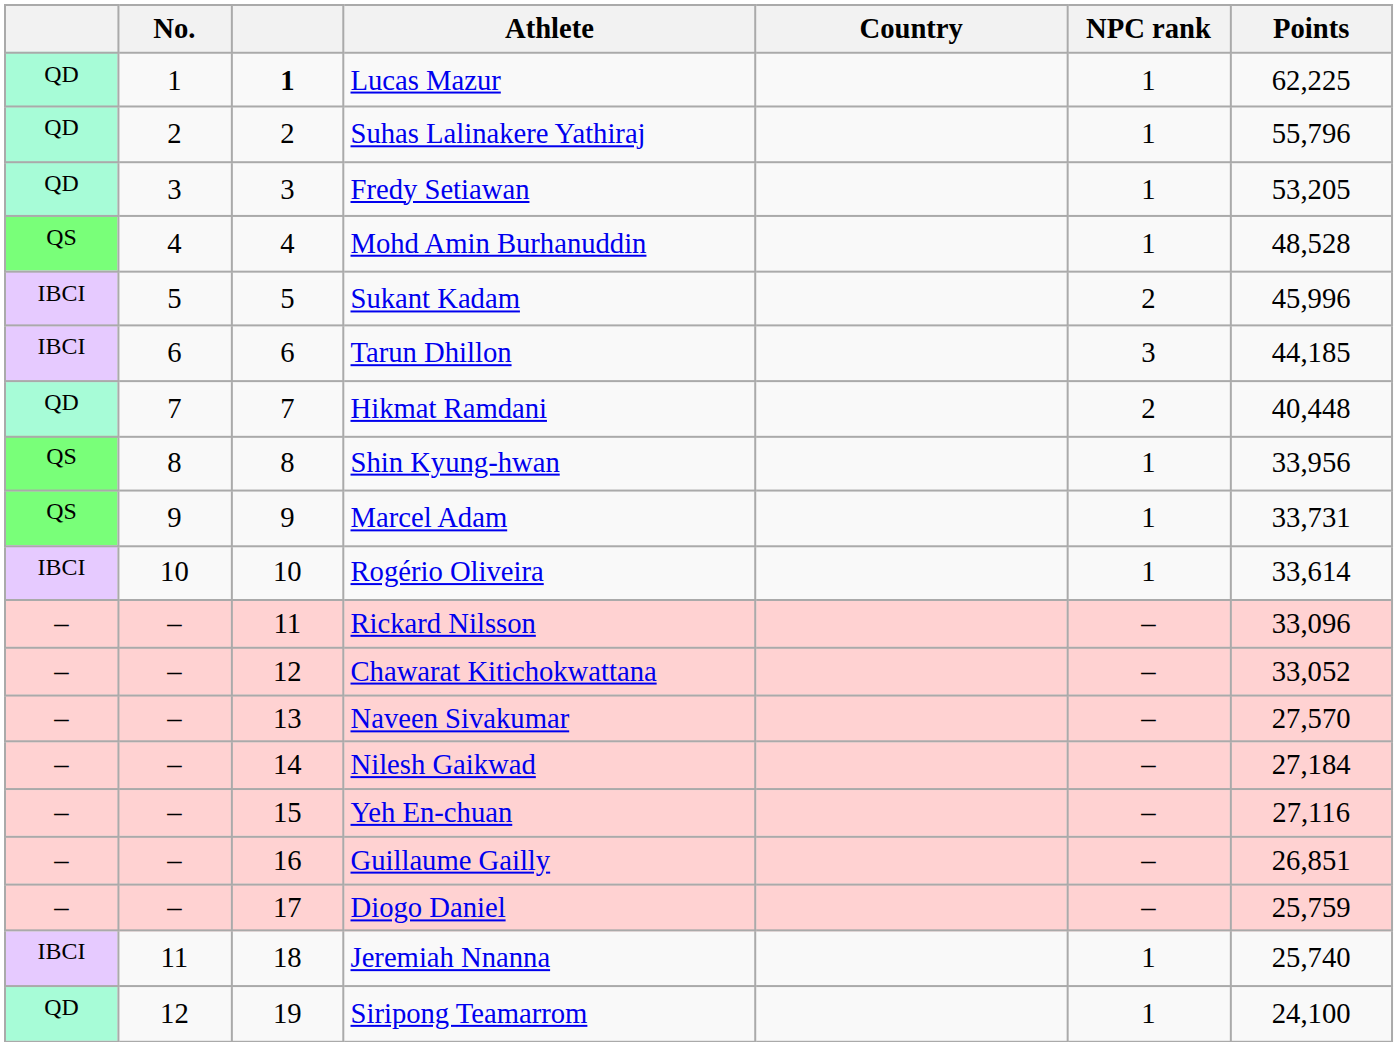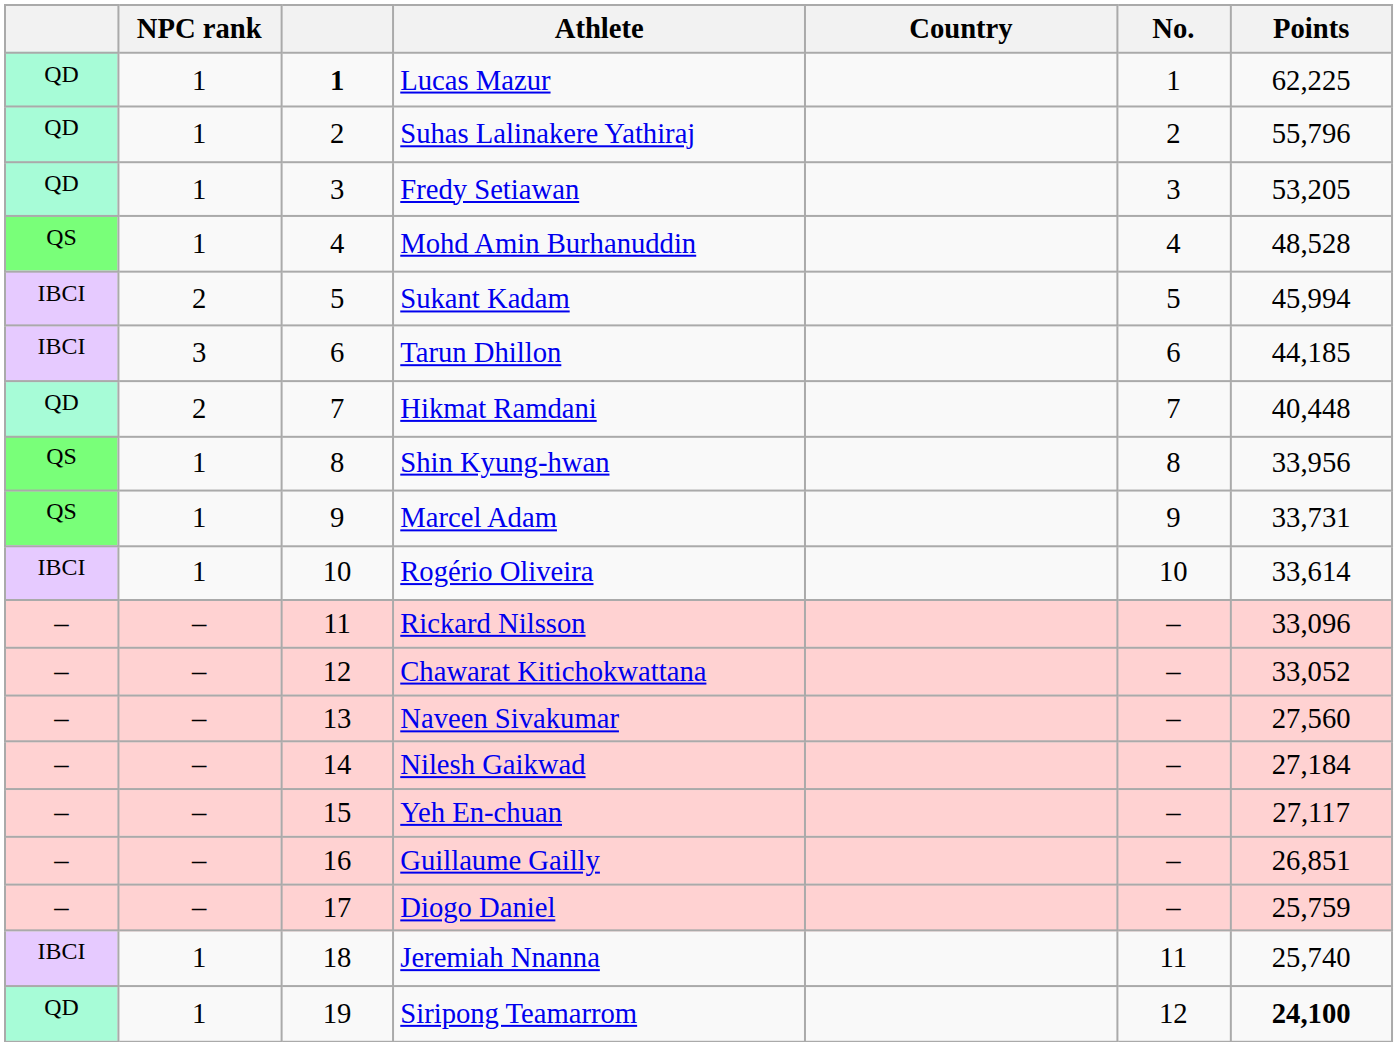columns swapped: (174, 28) <-> (1148, 28)
(1311, 298) 45,996 -> (1311, 298) 45,994
(1311, 718) 27,570 -> (1311, 718) 27,560
(1311, 813) 27,116 -> (1311, 813) 27,117
(1311, 1013) normal -> (1311, 1013) bold
